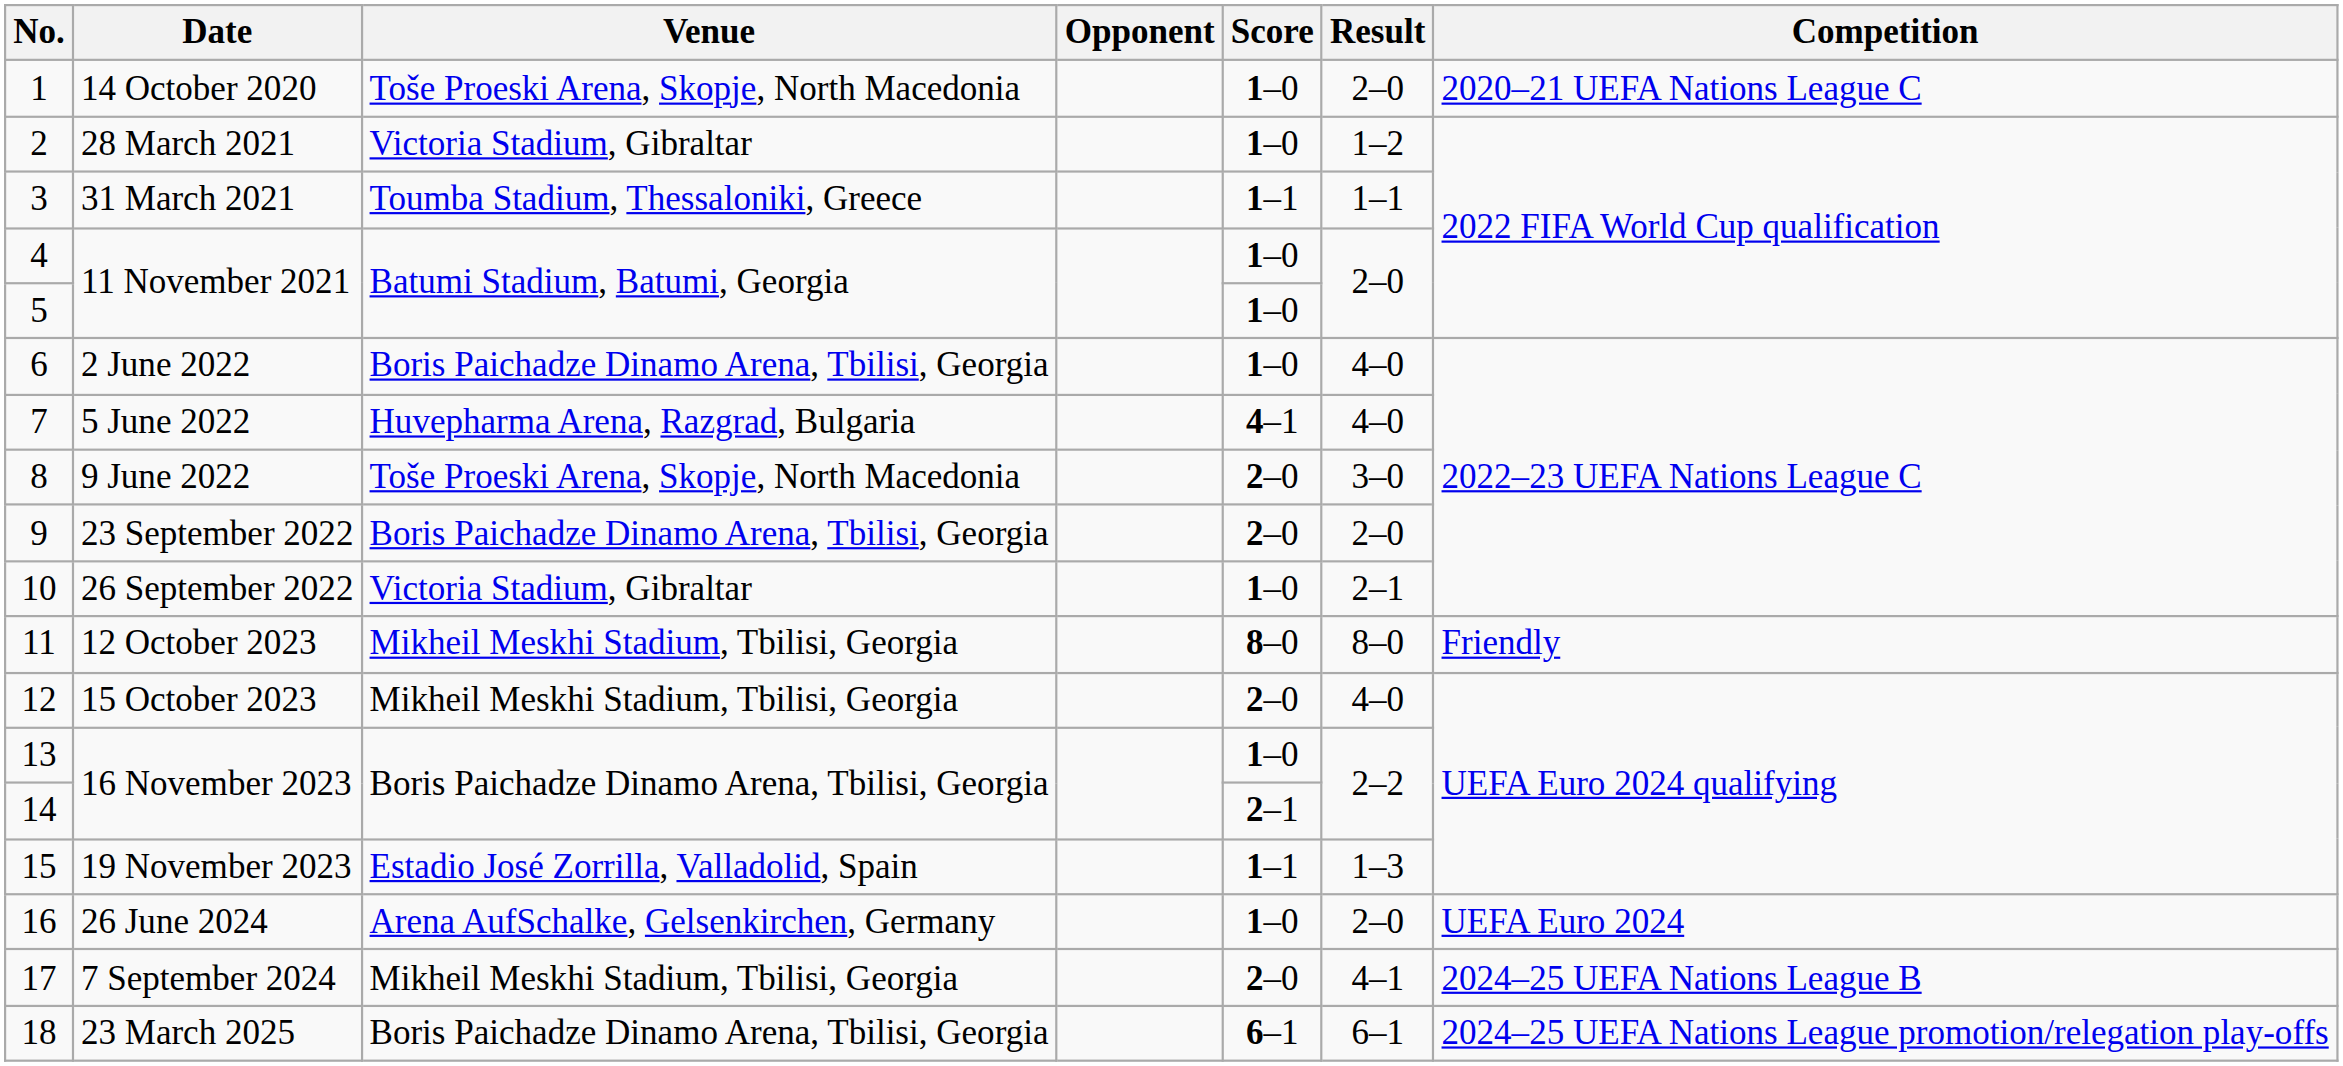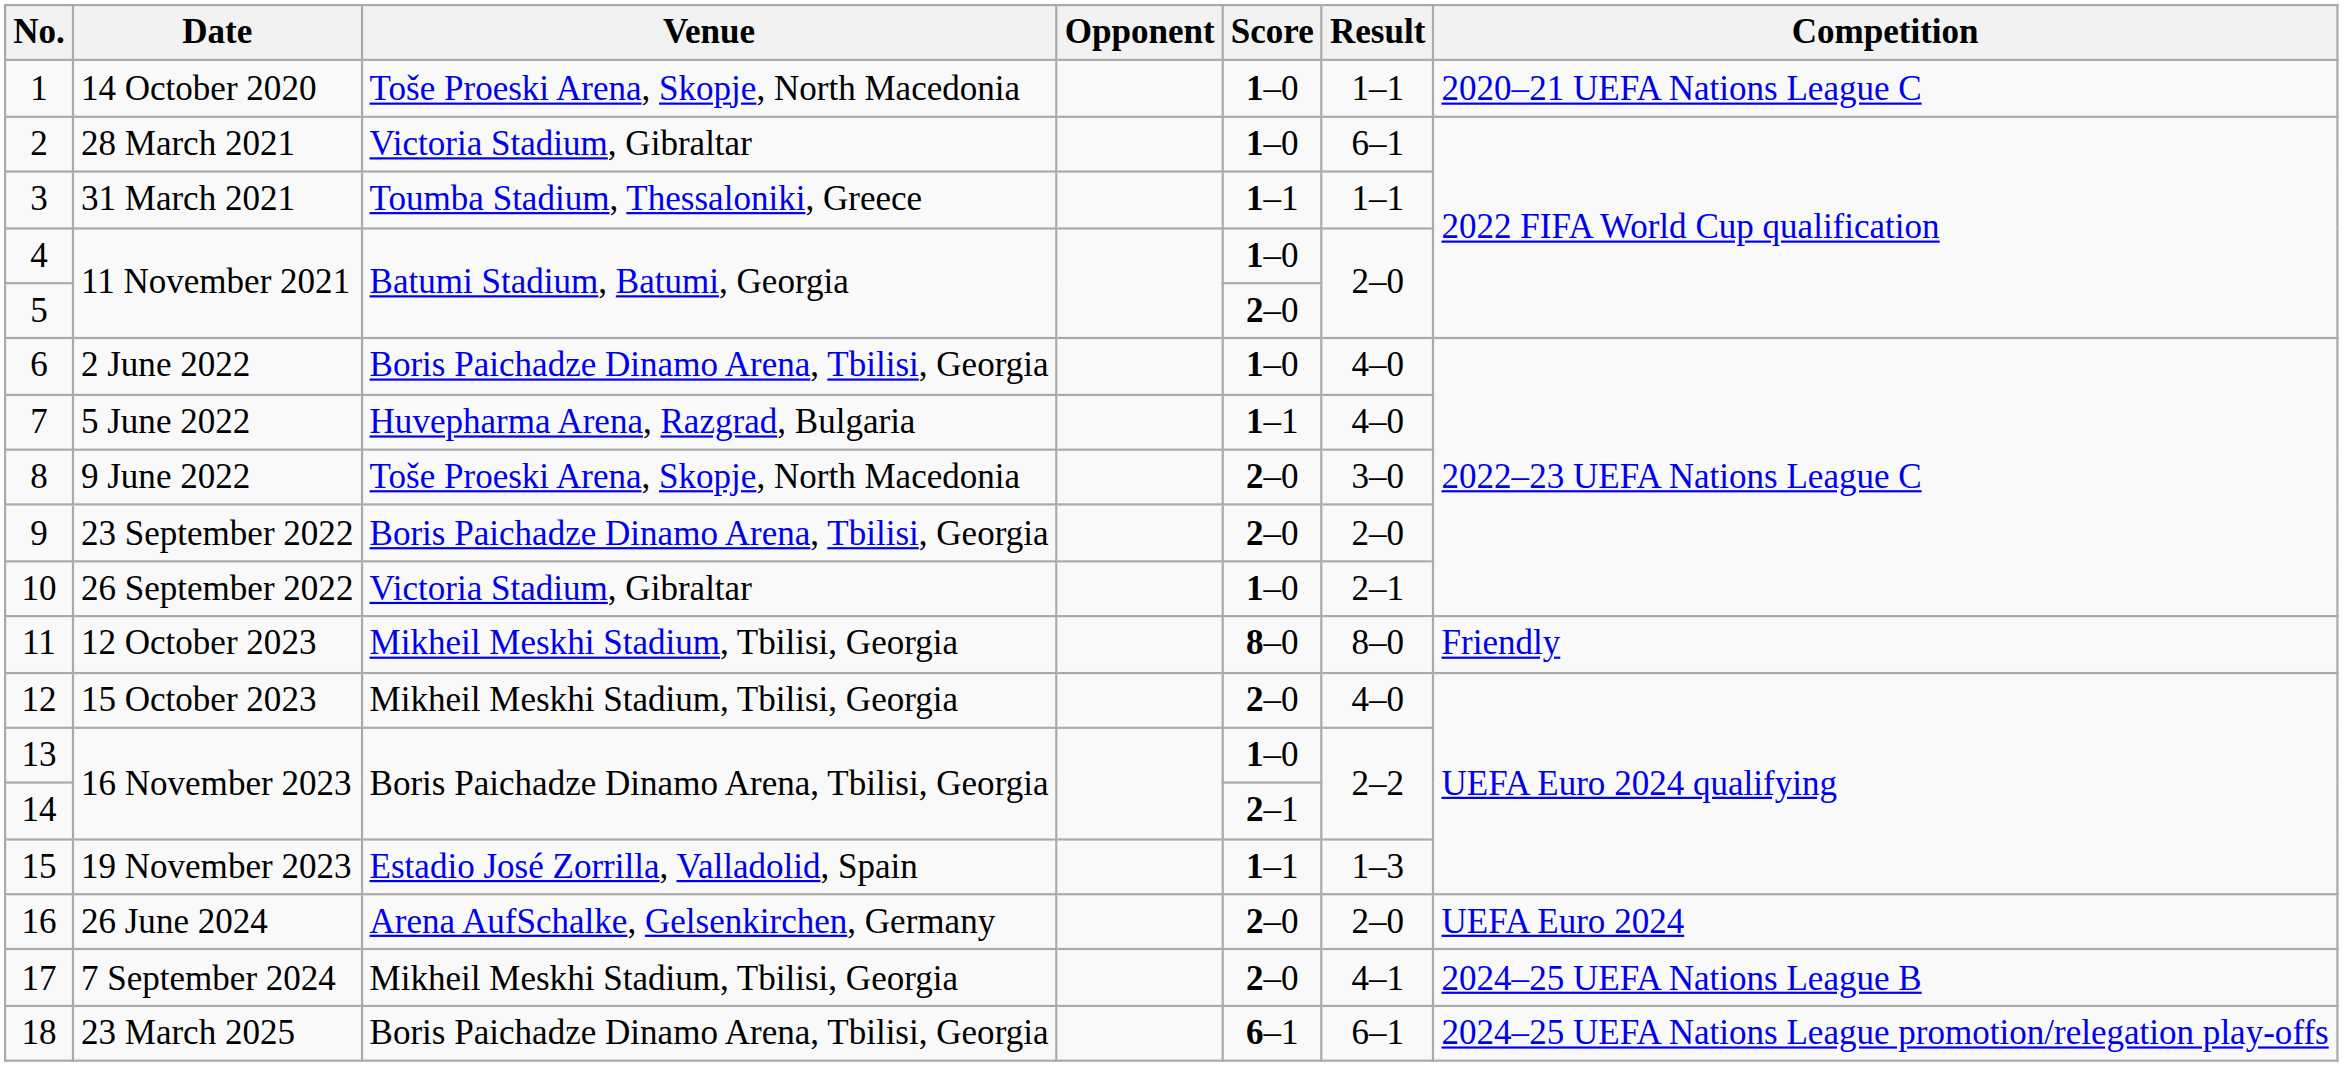(1378, 87) 2–0 -> (1378, 87) 1–1
(1378, 143) 1–2 -> (1378, 143) 6–1
(1272, 310) 1–0 -> (1272, 310) 2–0
(1272, 421) 4–1 -> (1272, 421) 1–1
(1272, 921) 1–0 -> (1272, 921) 2–0
